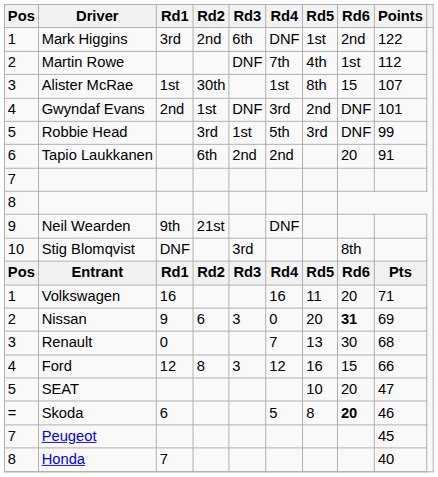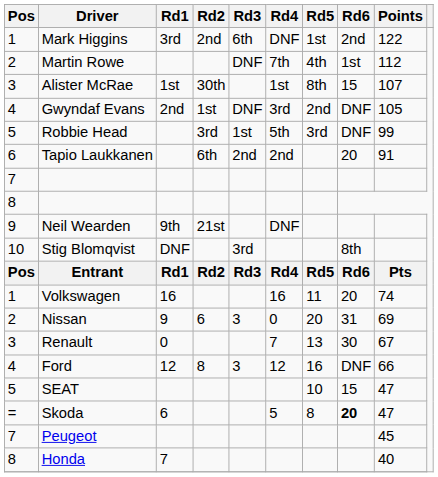(390, 109) 101 -> (390, 109) 105
(386, 296) 71 -> (386, 296) 74
(349, 319) bold -> (349, 319) normal
(386, 343) 68 -> (386, 343) 67
(349, 366) 15 -> (356, 366) DNF
(349, 389) 20 -> (349, 389) 15
(386, 413) 46 -> (386, 413) 47
